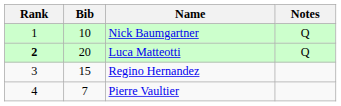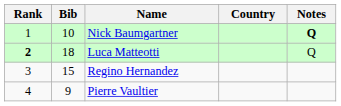+ column: (253, 14)
(305, 33) normal -> (312, 33) bold
(85, 52) 20 -> (68, 52) 18
(85, 91) 7 -> (68, 91) 9
